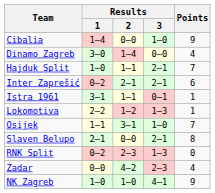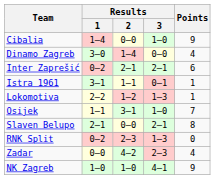- row: (38, 68)
